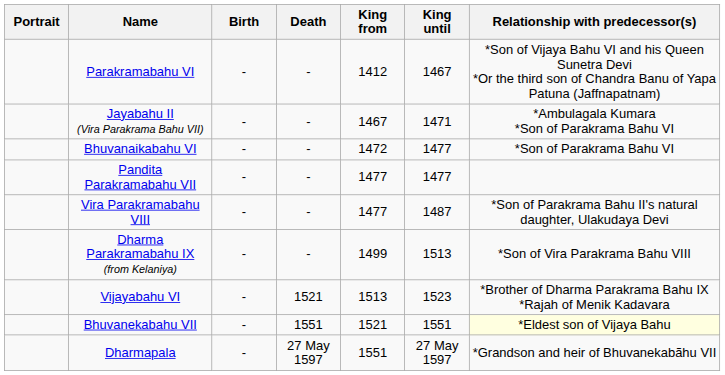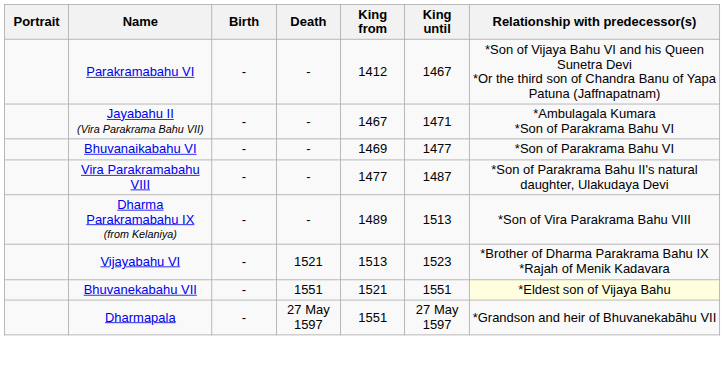(373, 149) 1472 -> (373, 149) 1469
- row: (140, 177)
(373, 254) 1499 -> (373, 219) 1489
